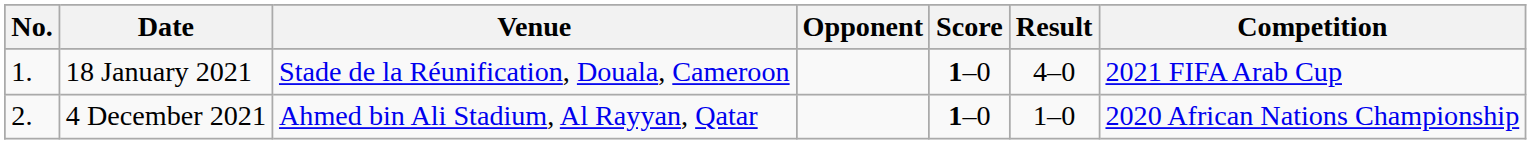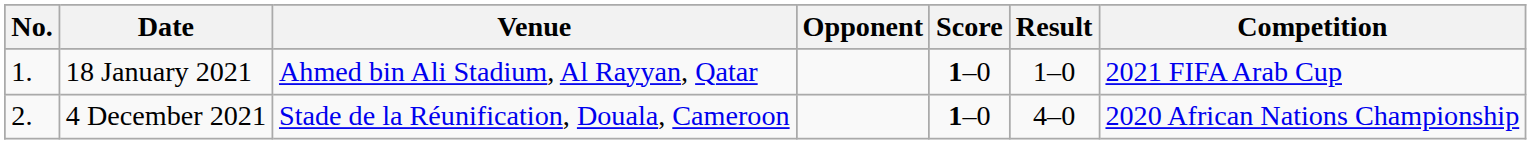(534, 71) Stade de la Réunification, Douala, Cameroon -> (518, 71) Ahmed bin Ali Stadium, Al Rayyan, Qatar
(1054, 71) 4–0 -> (1054, 71) 1–0
(518, 116) Ahmed bin Ali Stadium, Al Rayyan, Qatar -> (534, 116) Stade de la Réunification, Douala, Cameroon
(1054, 116) 1–0 -> (1054, 116) 4–0
